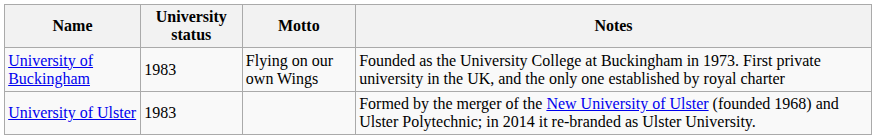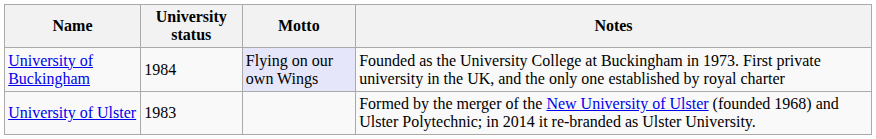(160, 69) 1983 -> (160, 69) 1984
(289, 69) no background -> (289, 69) lavender background
